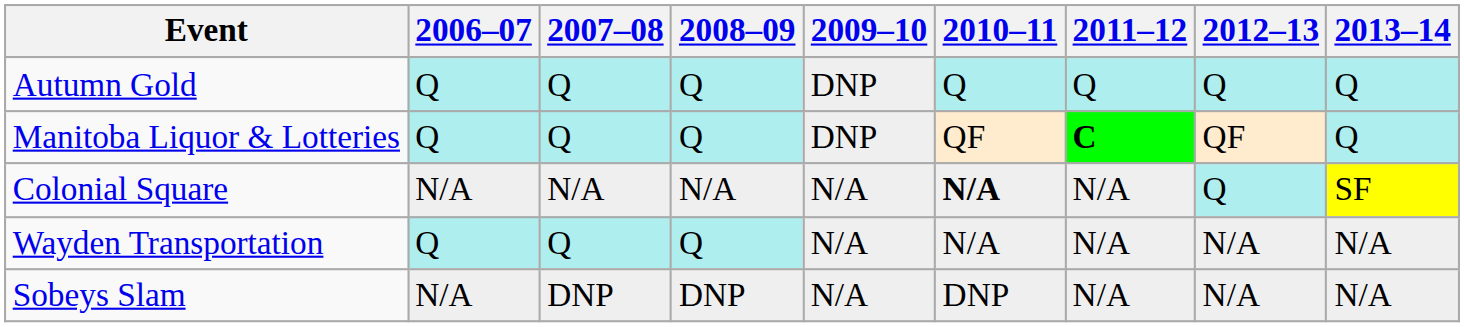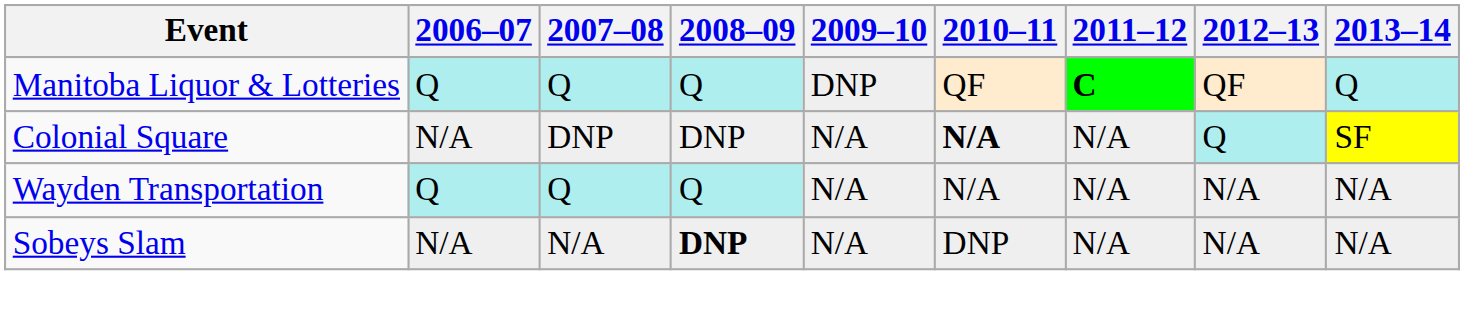- row: (105, 83)
(576, 189) N/A -> (580, 136) DNP
(708, 189) N/A -> (712, 136) DNP
(580, 294) DNP -> (576, 242) N/A
(712, 294) normal -> (713, 242) bold
